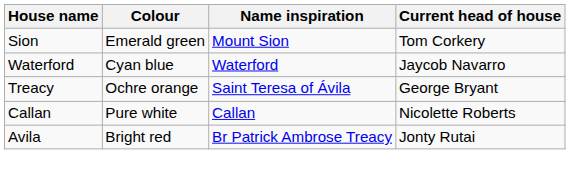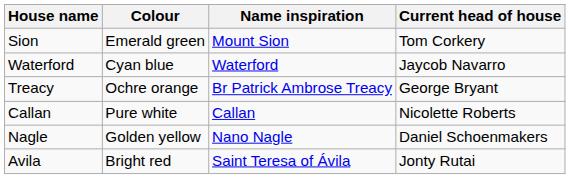(281, 88) Saint Teresa of Ávila -> (302, 88) Br Patrick Ambrose Treacy
+ row: (28, 137)
(302, 137) Br Patrick Ambrose Treacy -> (281, 161) Saint Teresa of Ávila
